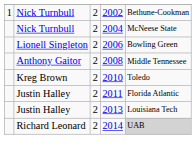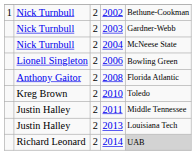+ row: (113, 28)
(157, 61) Middle Tennessee -> (153, 77) Florida Atlantic
(153, 93) Florida Atlantic -> (157, 110) Middle Tennessee
